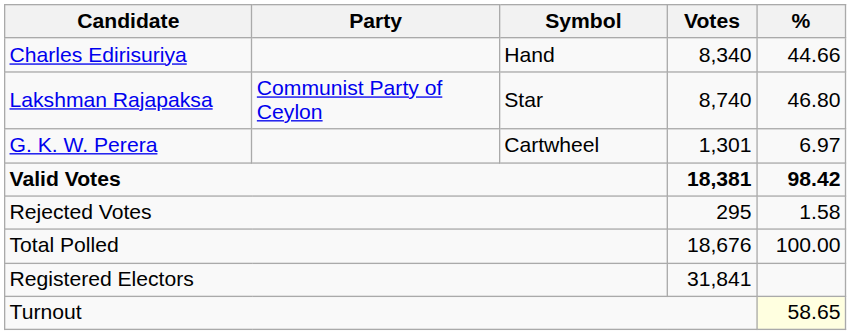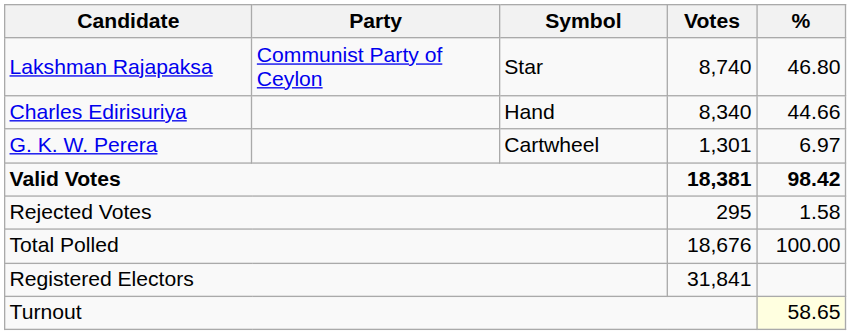rows swapped: (111, 100) <-> (98, 54)
